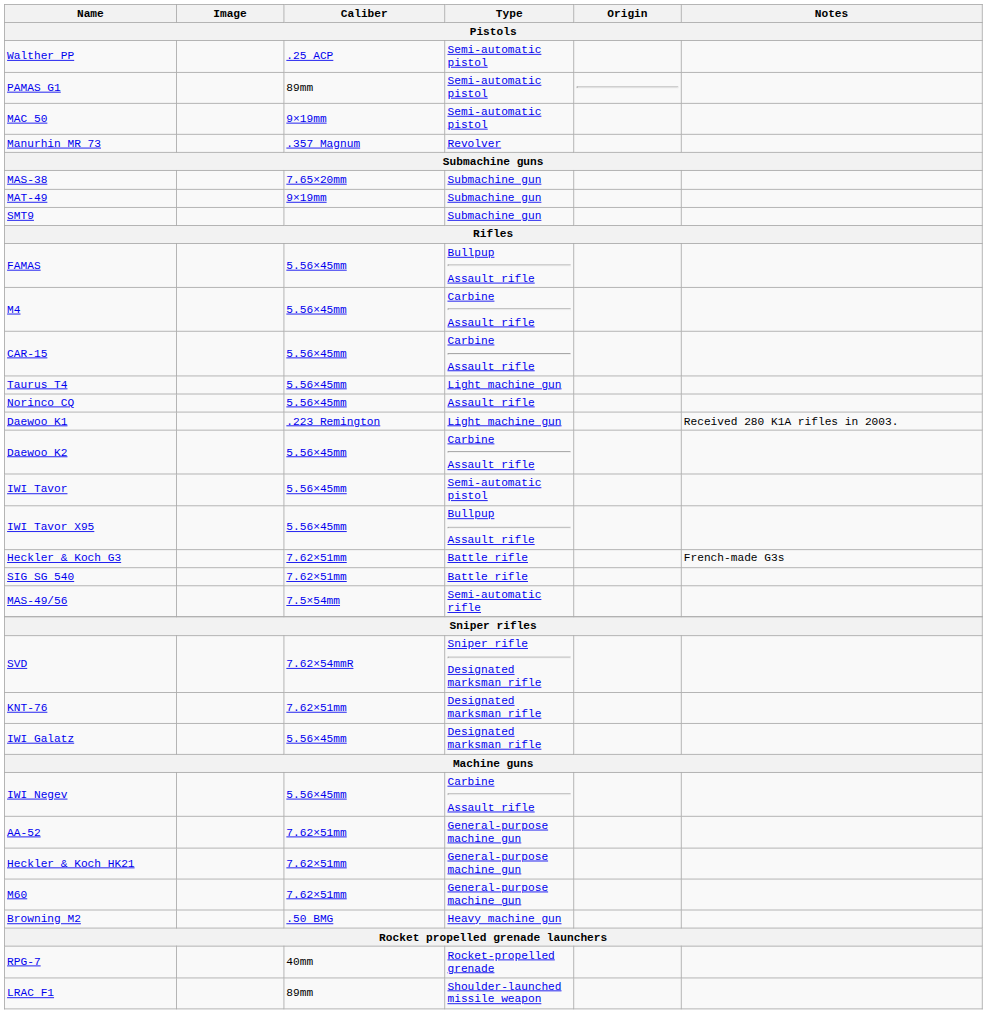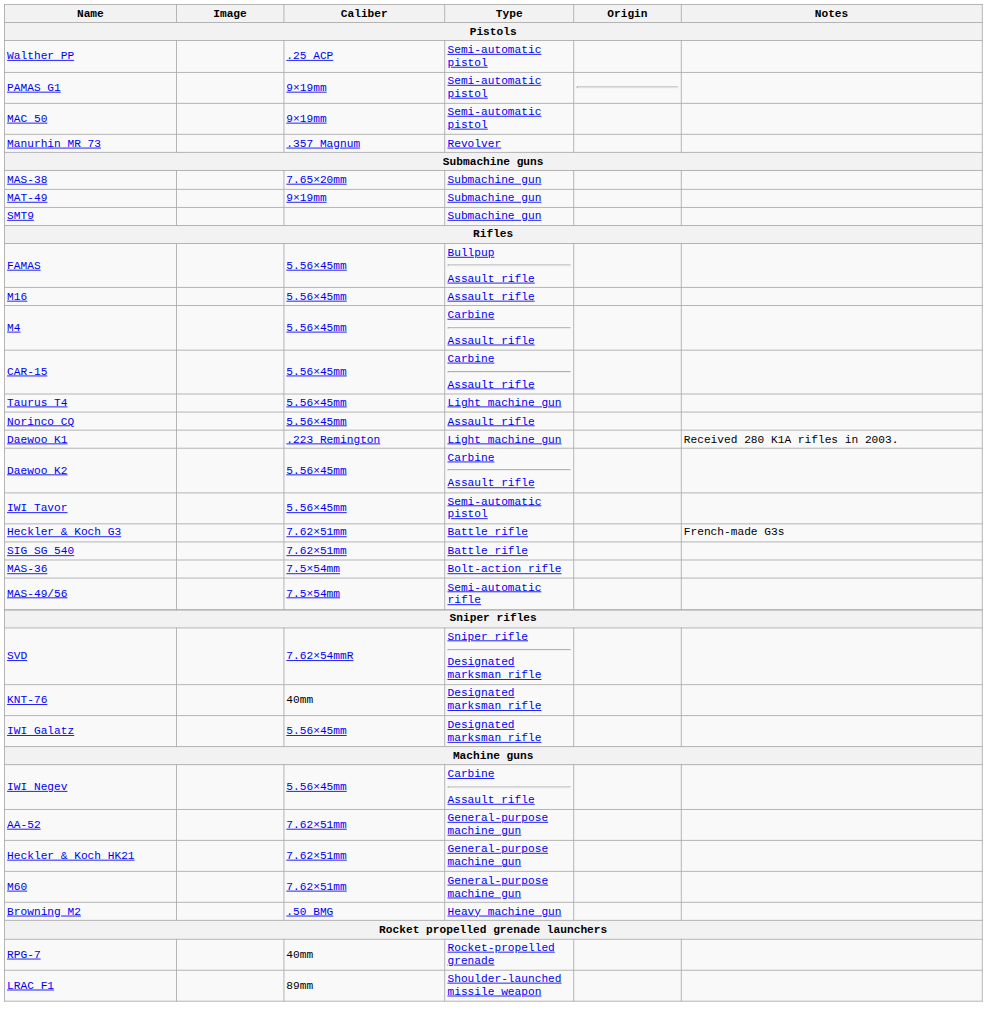(300, 88) 89mm -> (306, 88) 9×19mm
+ row: (17, 297)
- row: (51, 527)
+ row: (27, 569)
(317, 708) 7.62×51mm -> (300, 700) 40mm
